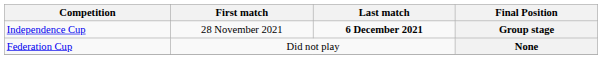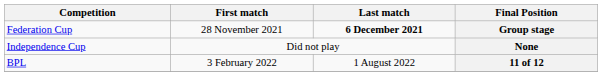(46, 29) Independence Cup -> (39, 29) Federation Cup
(39, 46) Federation Cup -> (46, 46) Independence Cup
+ row: (526, 63)
